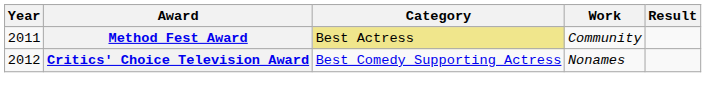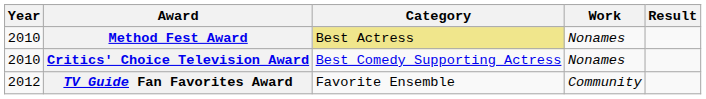(24, 38) 2011 -> (24, 38) 2010
(605, 38) Community -> (597, 38) Nonames
(24, 60) 2012 -> (24, 60) 2010
+ row: (178, 82)
